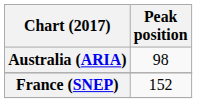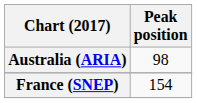(161, 85) 152 -> (161, 85) 154
